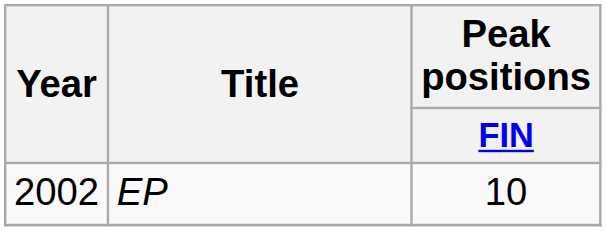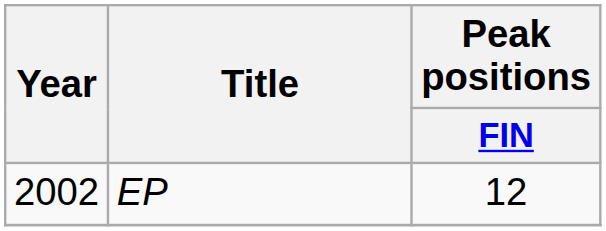(506, 192) 10 -> (506, 192) 12
